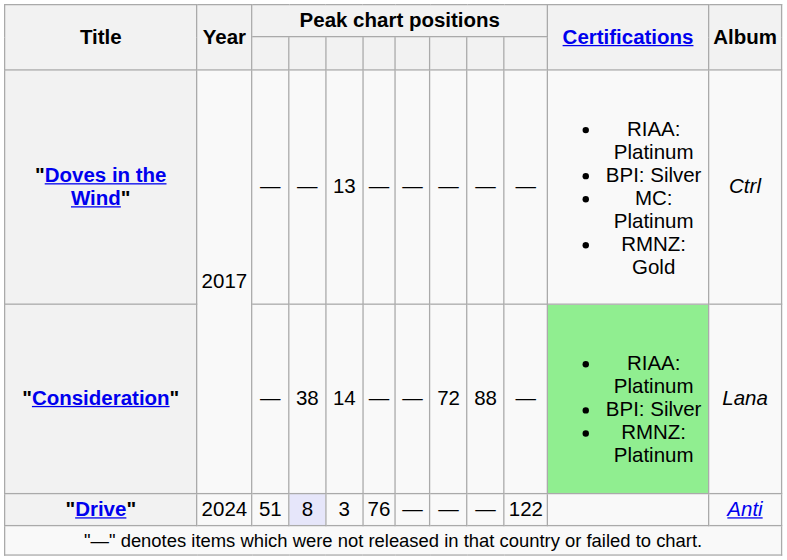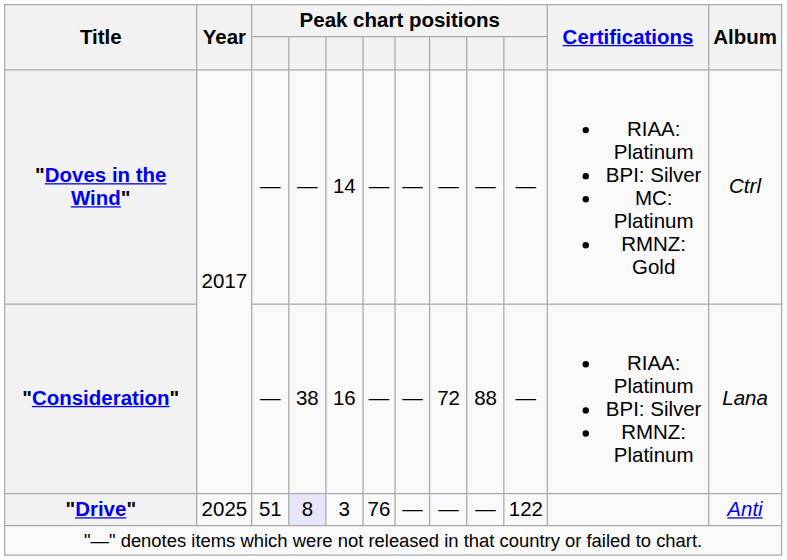(344, 186) 13 -> (344, 186) 14
(344, 398) 14 -> (344, 398) 16
(628, 410) lightgreen background -> (628, 410) no background
(224, 509) 2024 -> (224, 509) 2025
